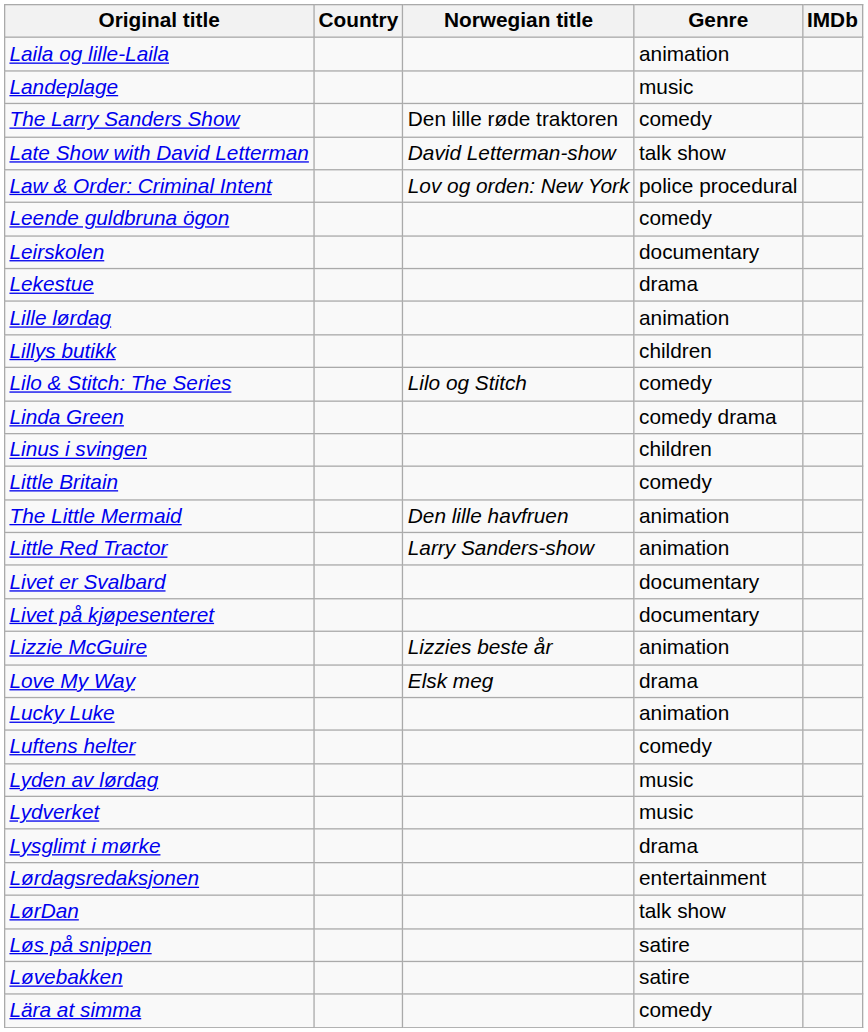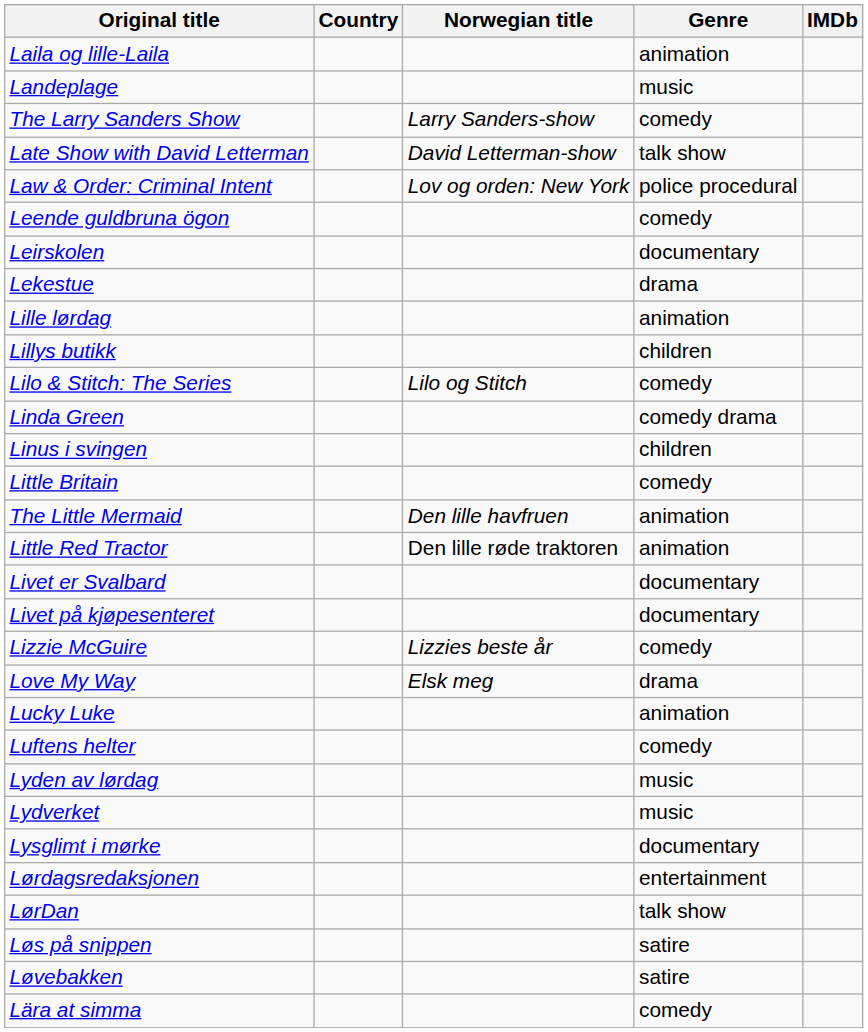(513, 119) Den lille røde traktoren -> (501, 119) Larry Sanders-show
(501, 548) Larry Sanders-show -> (513, 548) Den lille røde traktoren
(684, 647) animation -> (675, 647) comedy
(668, 845) drama -> (699, 845) documentary
